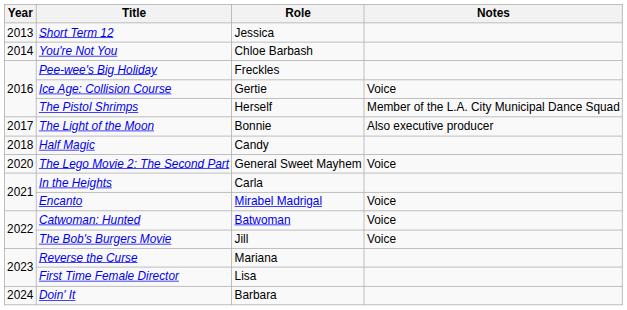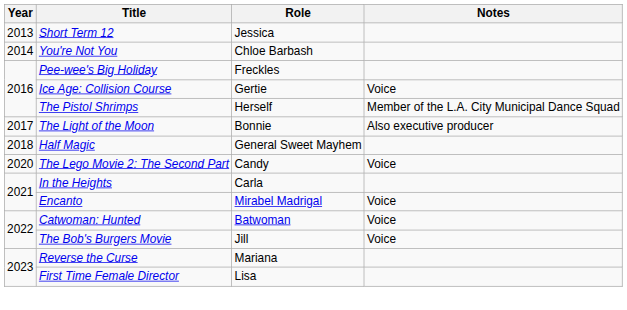(252, 145) Candy -> (298, 145) General Sweet Mayhem
(298, 164) General Sweet Mayhem -> (252, 164) Candy
- row: (57, 295)
